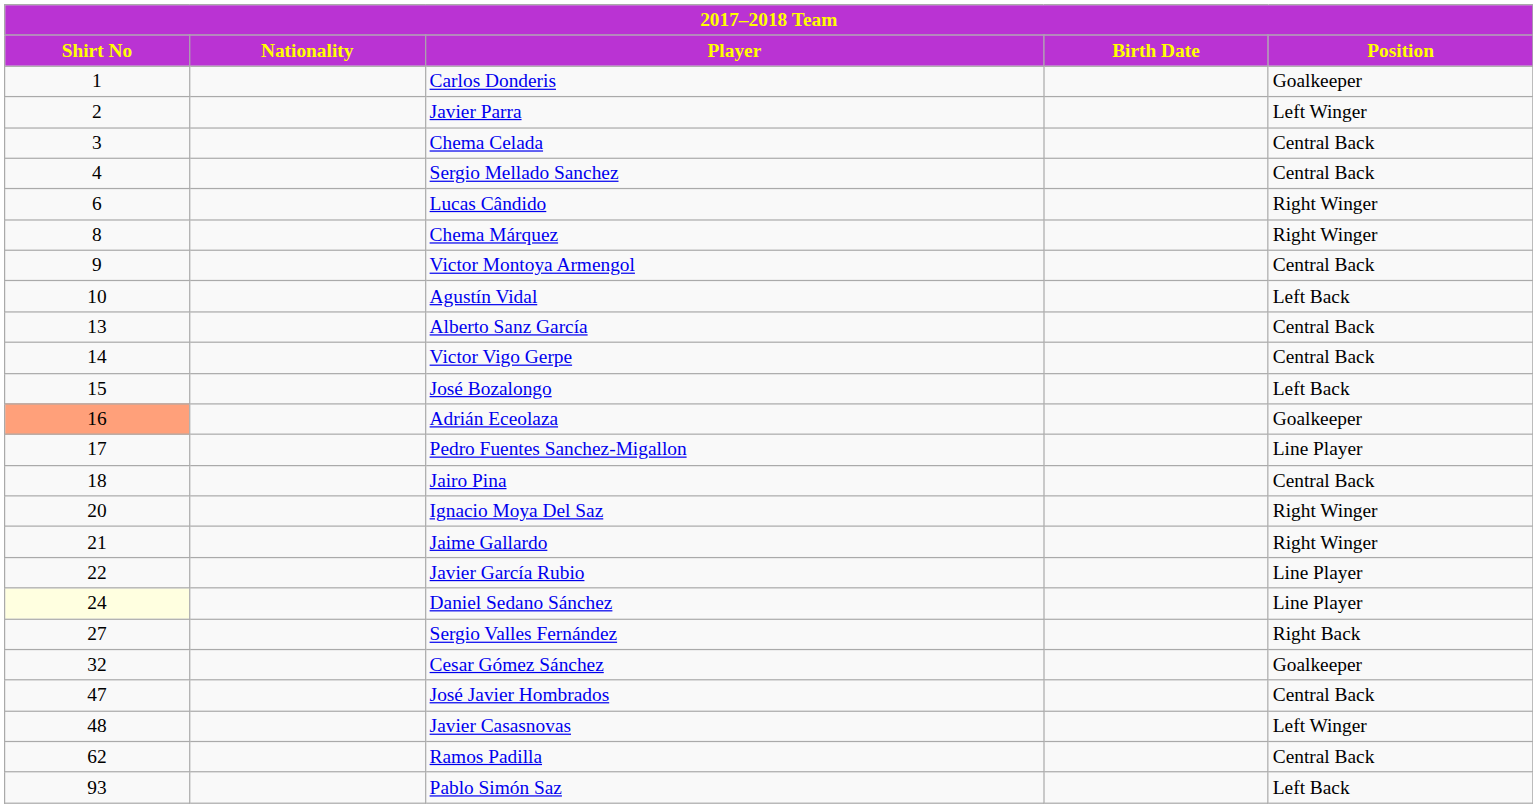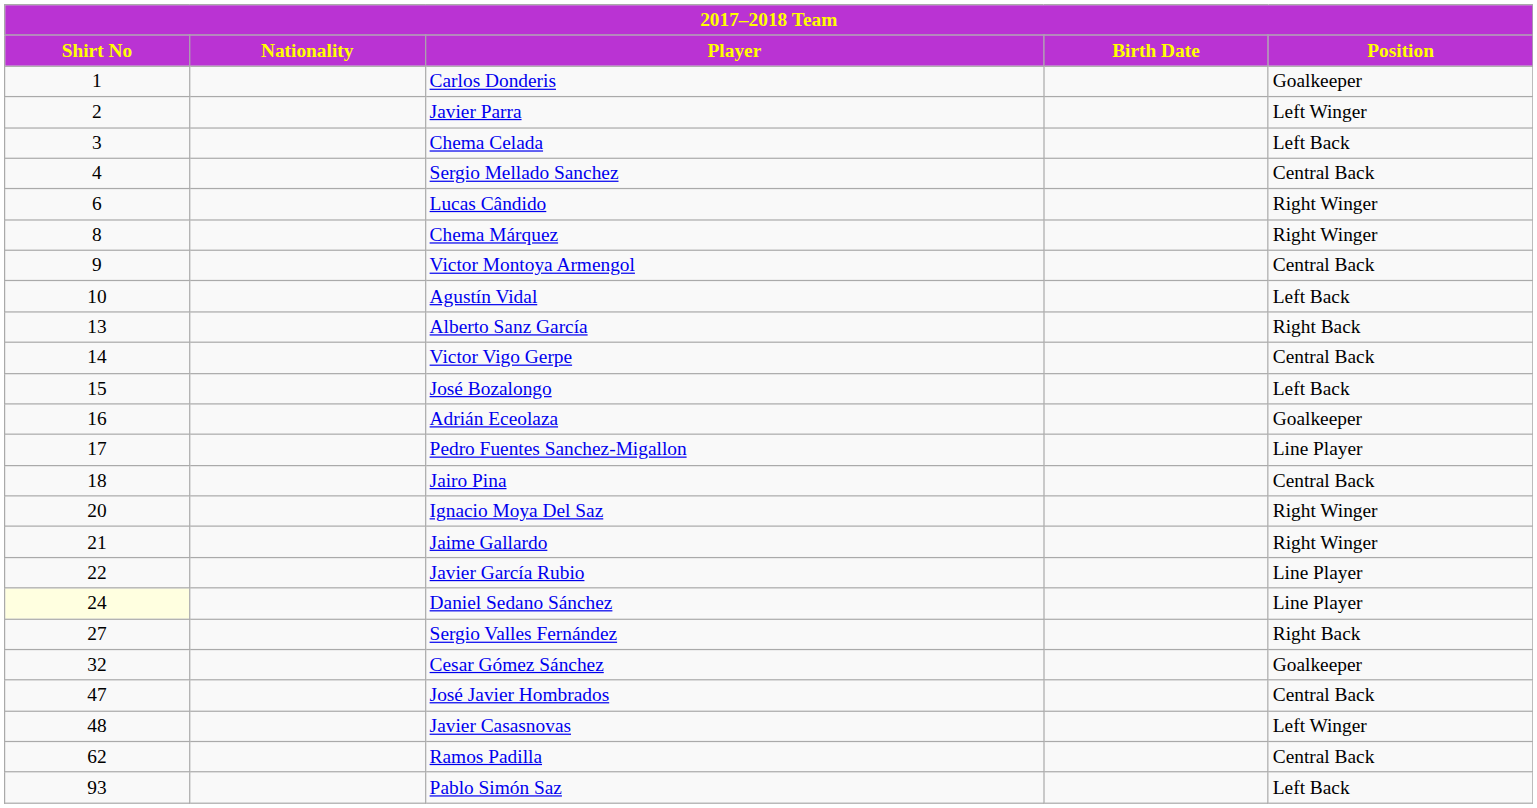(1324, 142) Central Back -> (1311, 142) Left Back
(1324, 326) Central Back -> (1317, 326) Right Back
(97, 419) lightsalmon background -> (97, 419) no background
